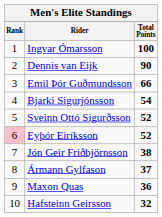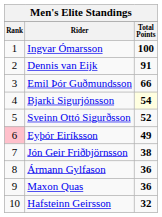(146, 66) 90 -> (146, 66) 91
(146, 100) no background -> (146, 100) lightyellow background
(146, 135) 52 -> (146, 135) 49
(146, 169) 37 -> (146, 169) 36
